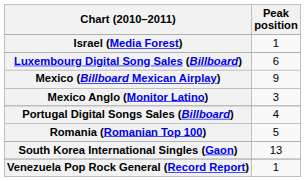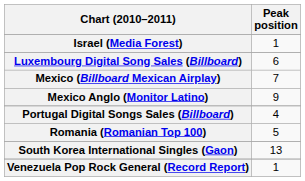(276, 79) 9 -> (276, 79) 7
(276, 97) 3 -> (276, 97) 9
